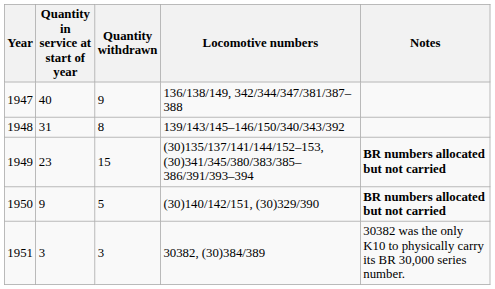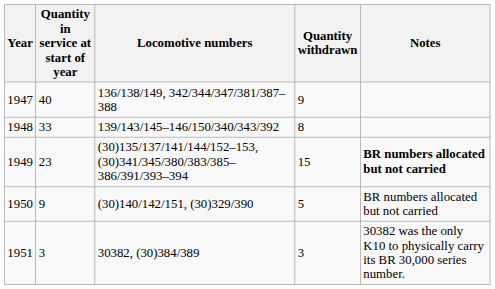columns swapped: (128, 43) <-> (260, 43)
(45, 127) 31 -> (45, 127) 33
(424, 203) bold -> (420, 203) normal
